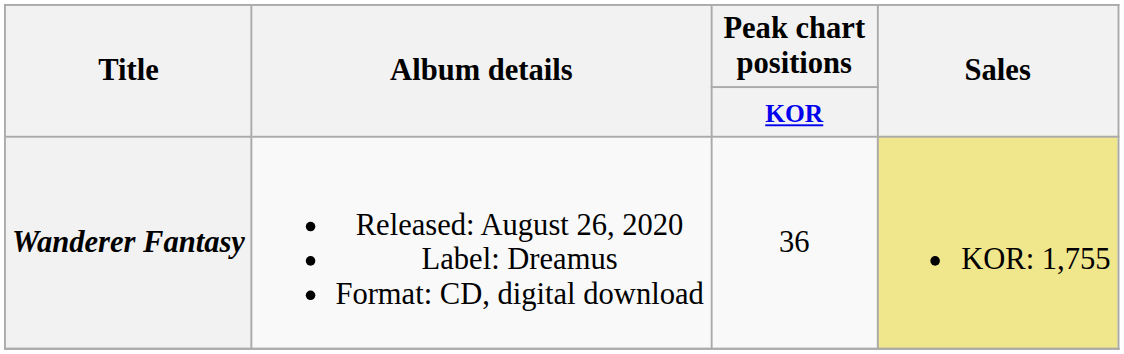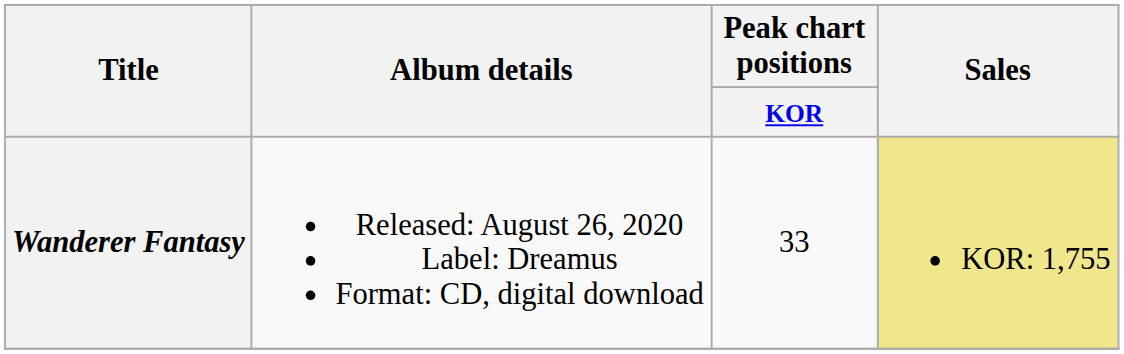(794, 242) 36 -> (794, 242) 33
